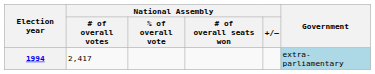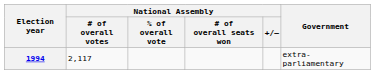(80, 59) 2,417 -> (80, 59) 2,117
(313, 59) lightblue background -> (313, 59) no background
